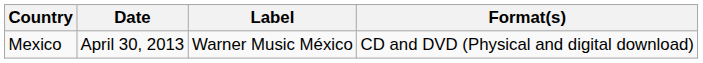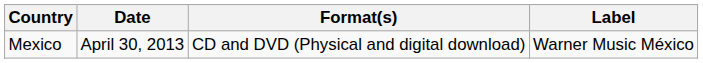columns swapped: (272, 17) <-> (527, 17)
